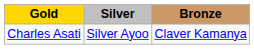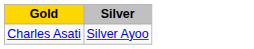- column: (201, 14)
